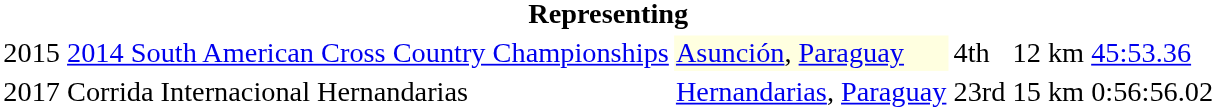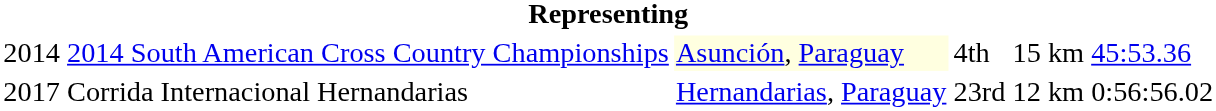(32, 52) 2015 -> (32, 52) 2014
(1048, 52) 12 km -> (1048, 52) 15 km
(1048, 91) 15 km -> (1048, 91) 12 km
